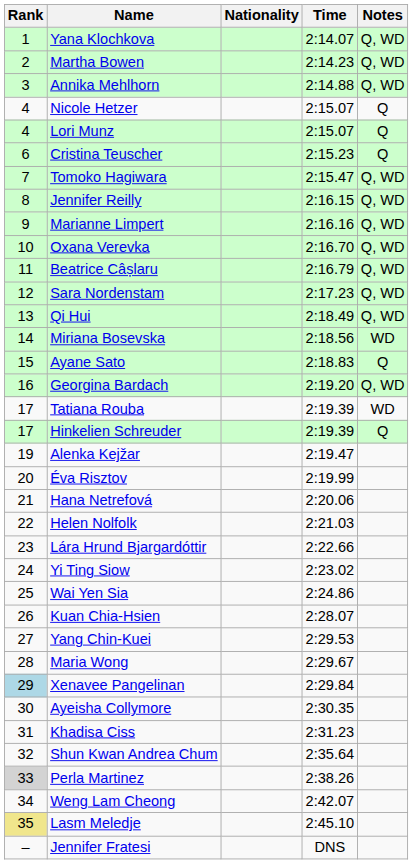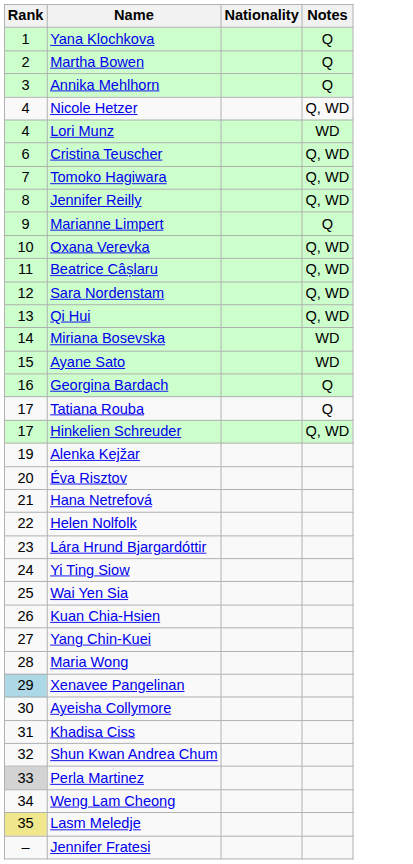- column: (330, 16)
(383, 39) Q, WD -> (327, 39) Q
(383, 62) Q, WD -> (327, 62) Q
(383, 85) Q, WD -> (327, 85) Q
(383, 108) Q -> (327, 108) Q, WD
(383, 131) Q -> (327, 131) WD
(383, 154) Q -> (327, 154) Q, WD
(383, 223) Q, WD -> (327, 223) Q
(383, 362) Q -> (327, 362) WD
(383, 385) Q, WD -> (327, 385) Q
(383, 408) WD -> (327, 408) Q
(383, 431) Q -> (327, 431) Q, WD
